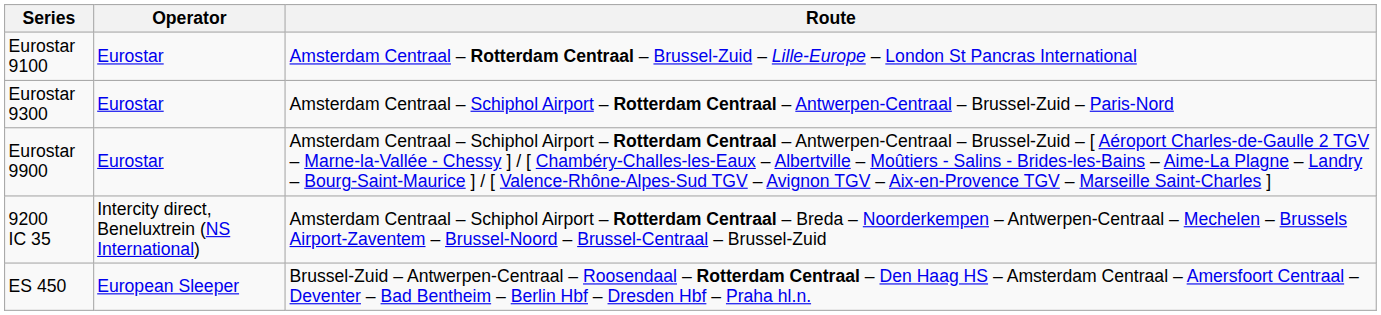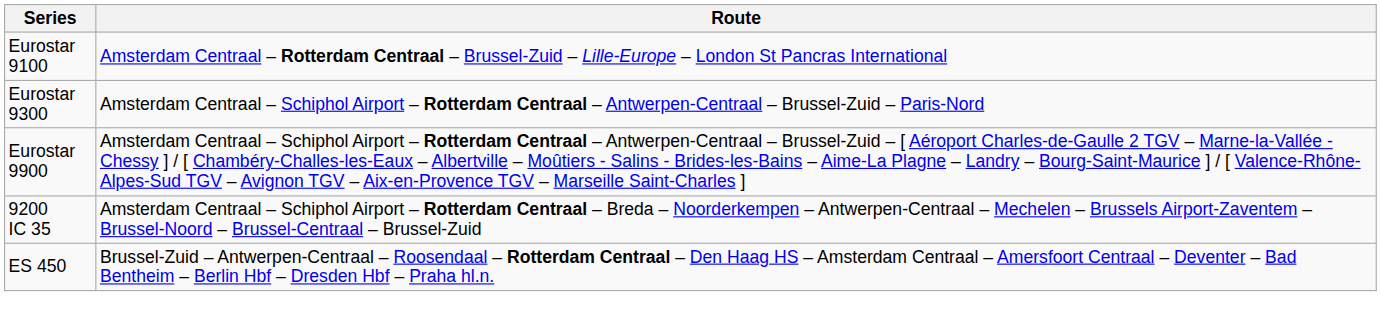- column: (189, 18)
